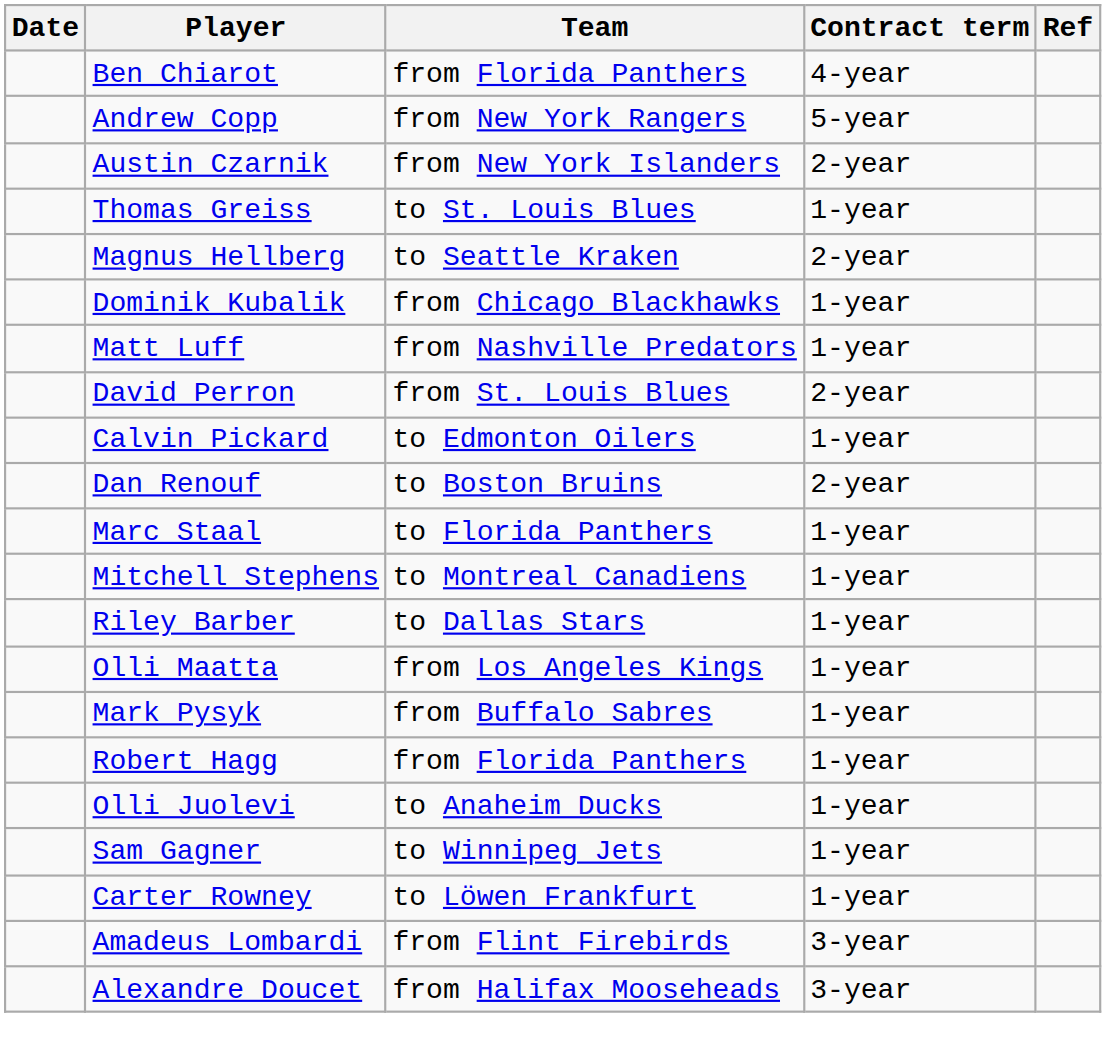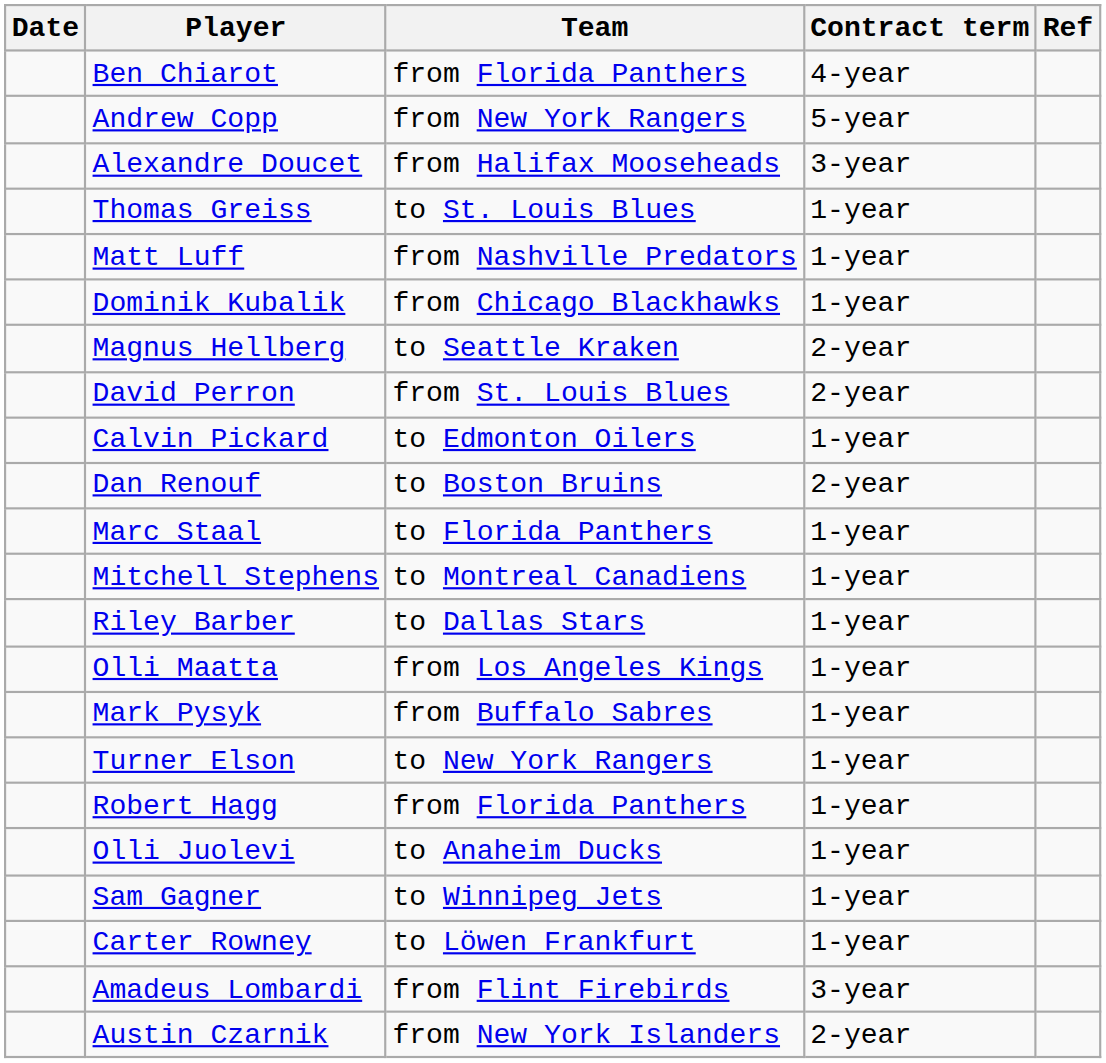rows swapped: (211, 165) <-> (227, 989)
rows swapped: (219, 257) <-> (168, 348)
+ row: (194, 760)
